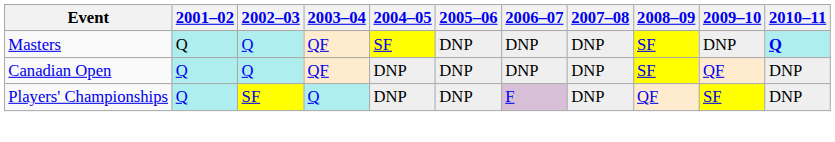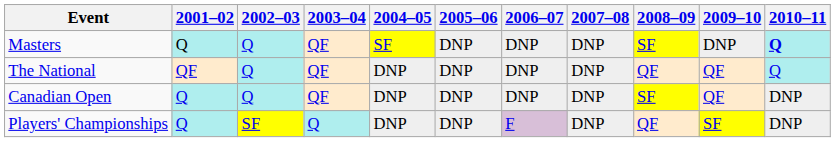+ row: (52, 70)
